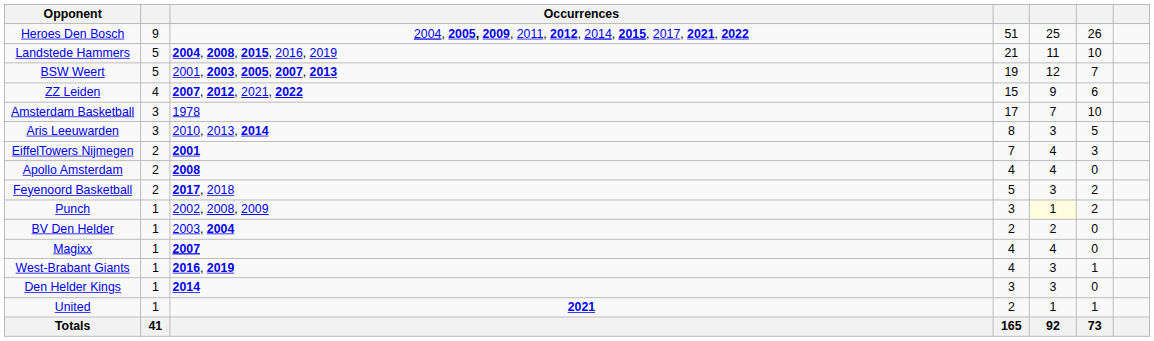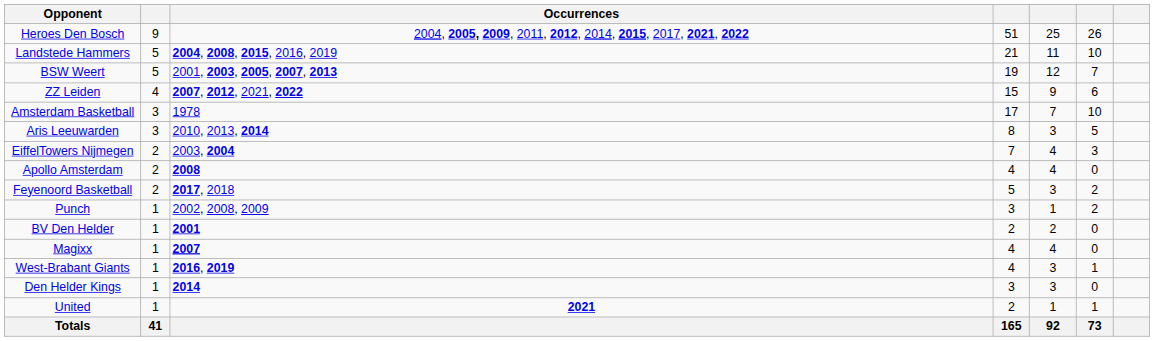(186, 151) 2001 -> (203, 151) 2003, 2004
(1053, 209) lightyellow background -> (1053, 209) no background
(203, 229) 2003, 2004 -> (186, 229) 2001
